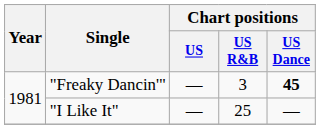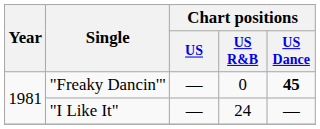(243, 84) 3 -> (243, 84) 0
(243, 111) 25 -> (243, 111) 24
